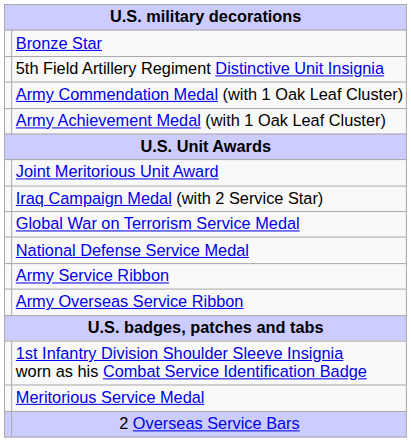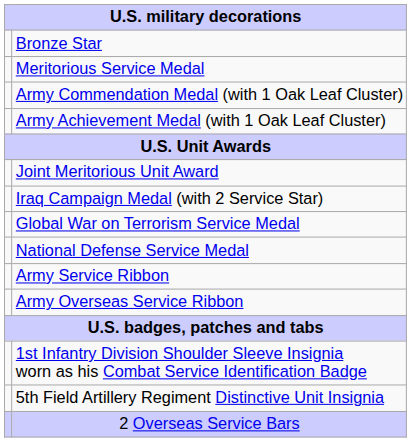rows swapped: (110, 398) <-> (200, 69)
